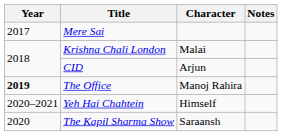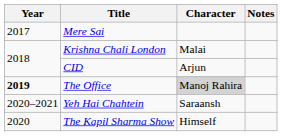(211, 85) no background -> (211, 85) lightgrey background
(198, 103) Himself -> (200, 103) Saraansh
(200, 121) Saraansh -> (198, 121) Himself
